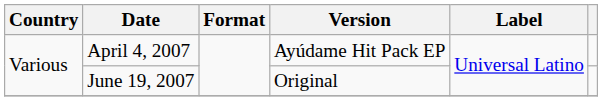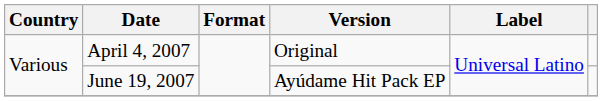(360, 50) Ayúdame Hit Pack EP -> (306, 50) Original
(306, 80) Original -> (360, 80) Ayúdame Hit Pack EP
